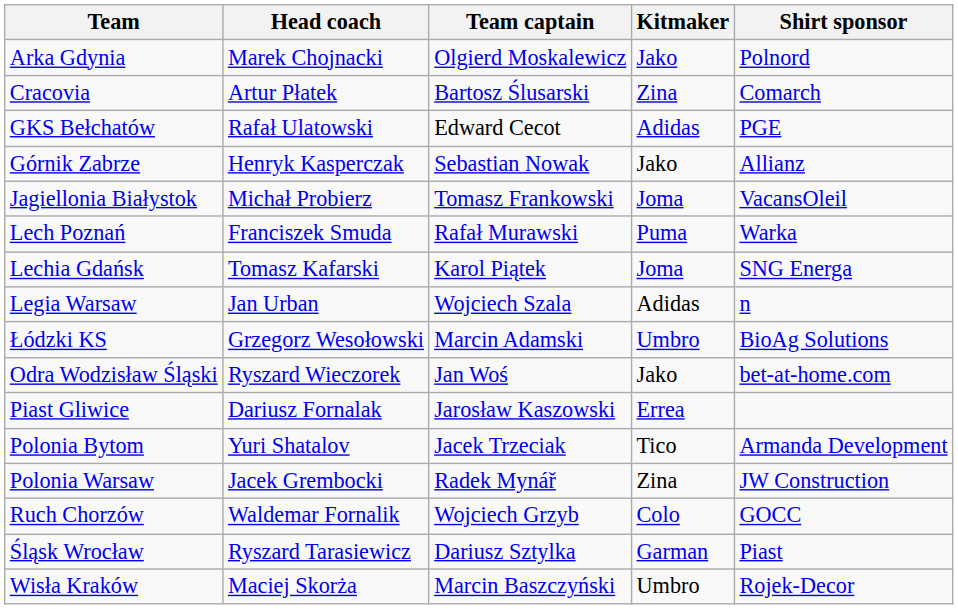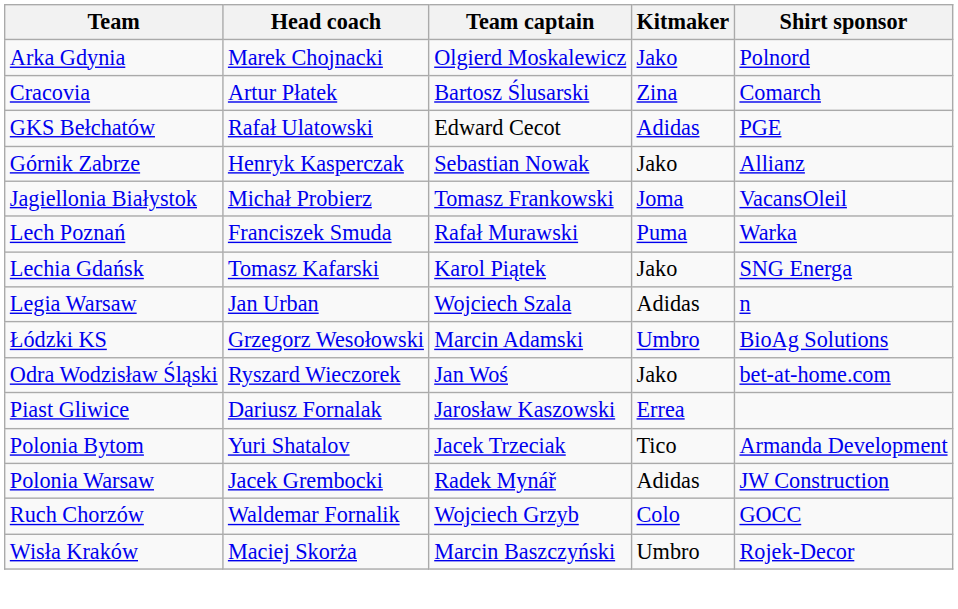(660, 269) Joma -> (657, 269) Jako
(657, 480) Zina -> (668, 480) Adidas
- row: (77, 551)
